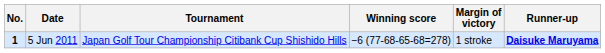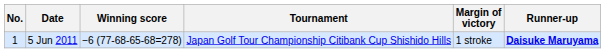columns swapped: (214, 18) <-> (401, 18)
(15, 40) bold -> (15, 40) normal
